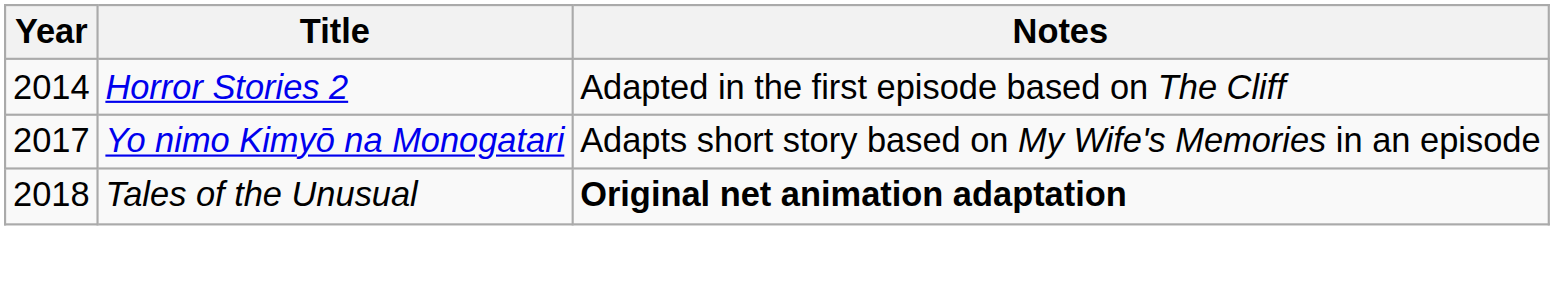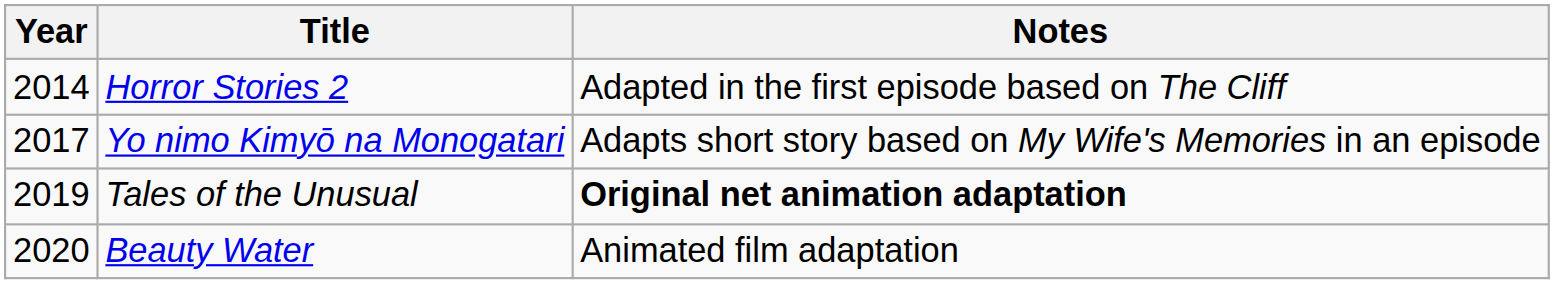(51, 195) 2018 -> (51, 195) 2019
+ row: (209, 250)
